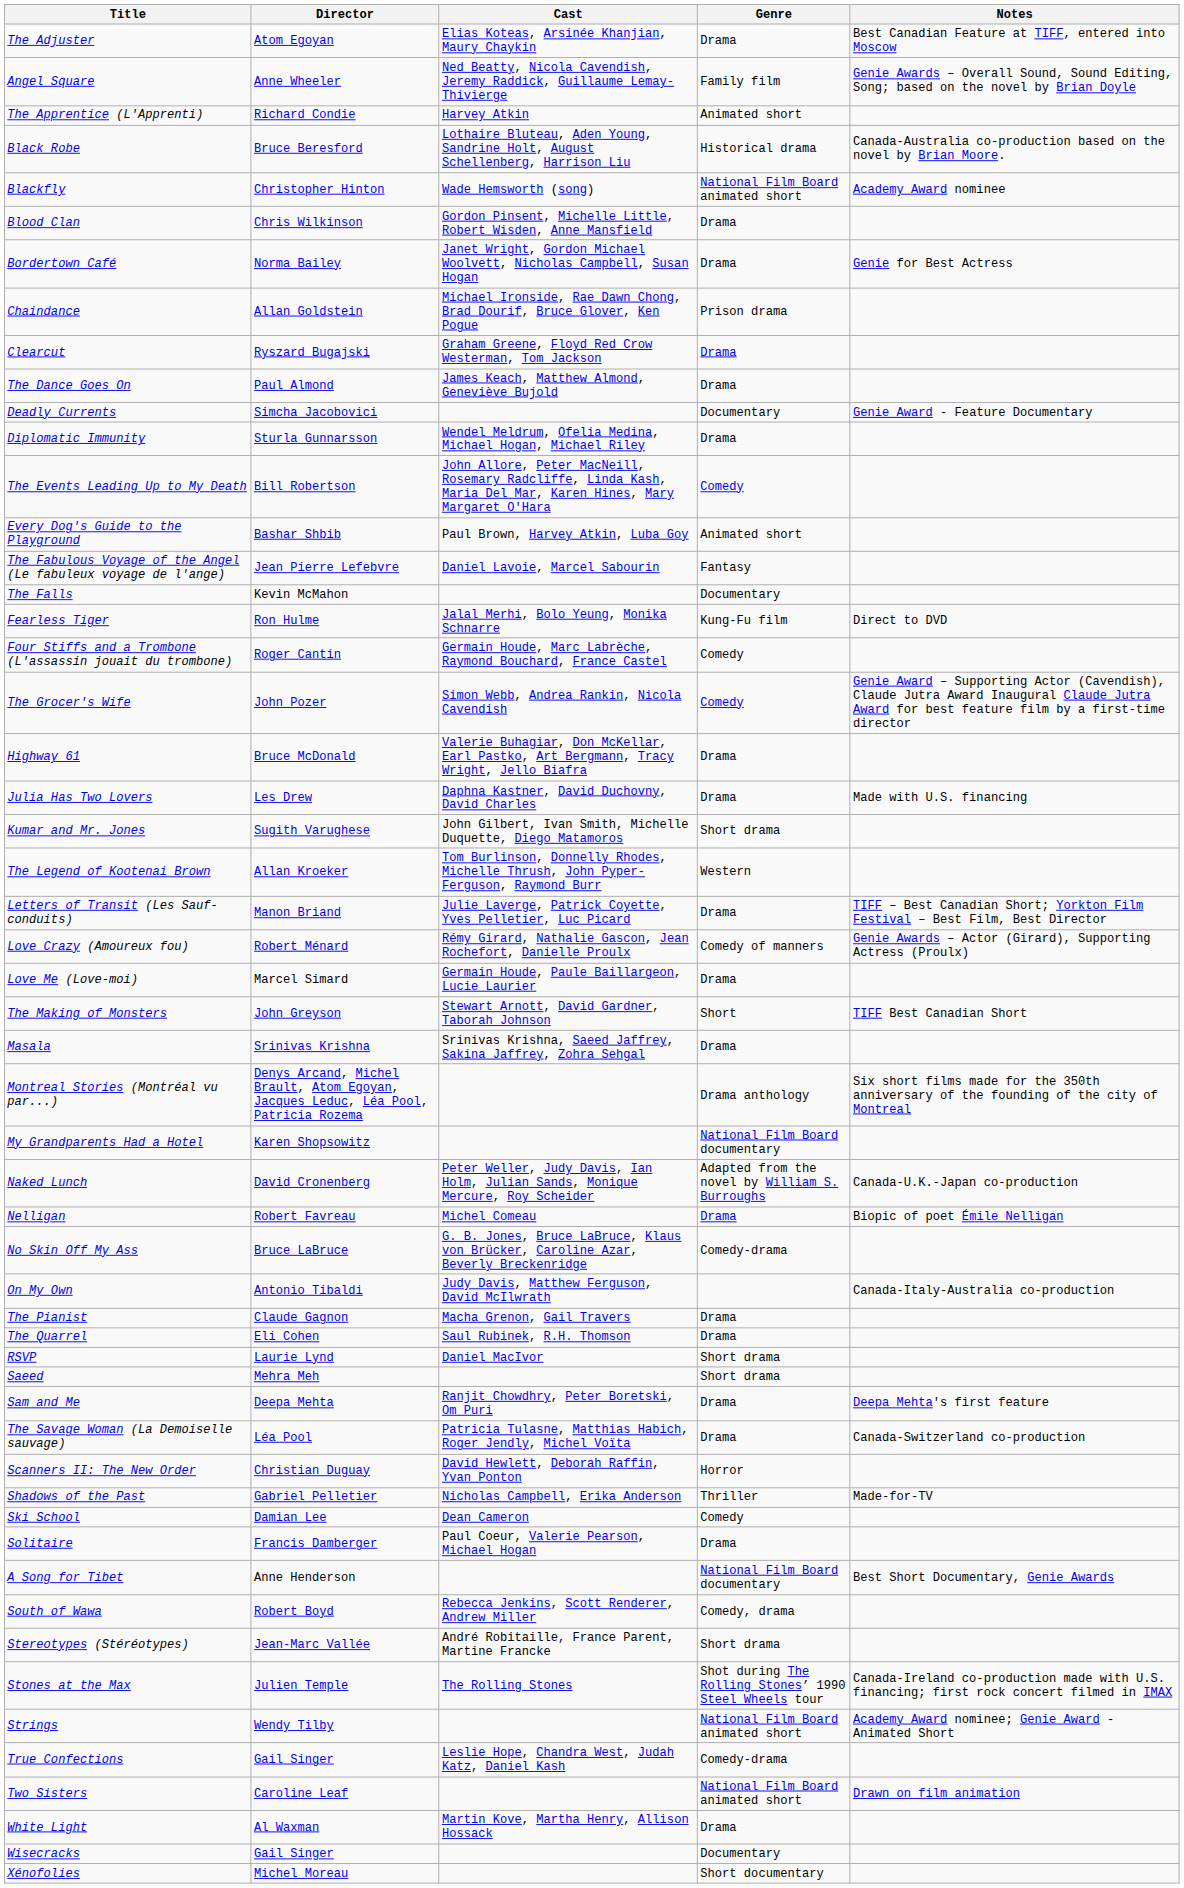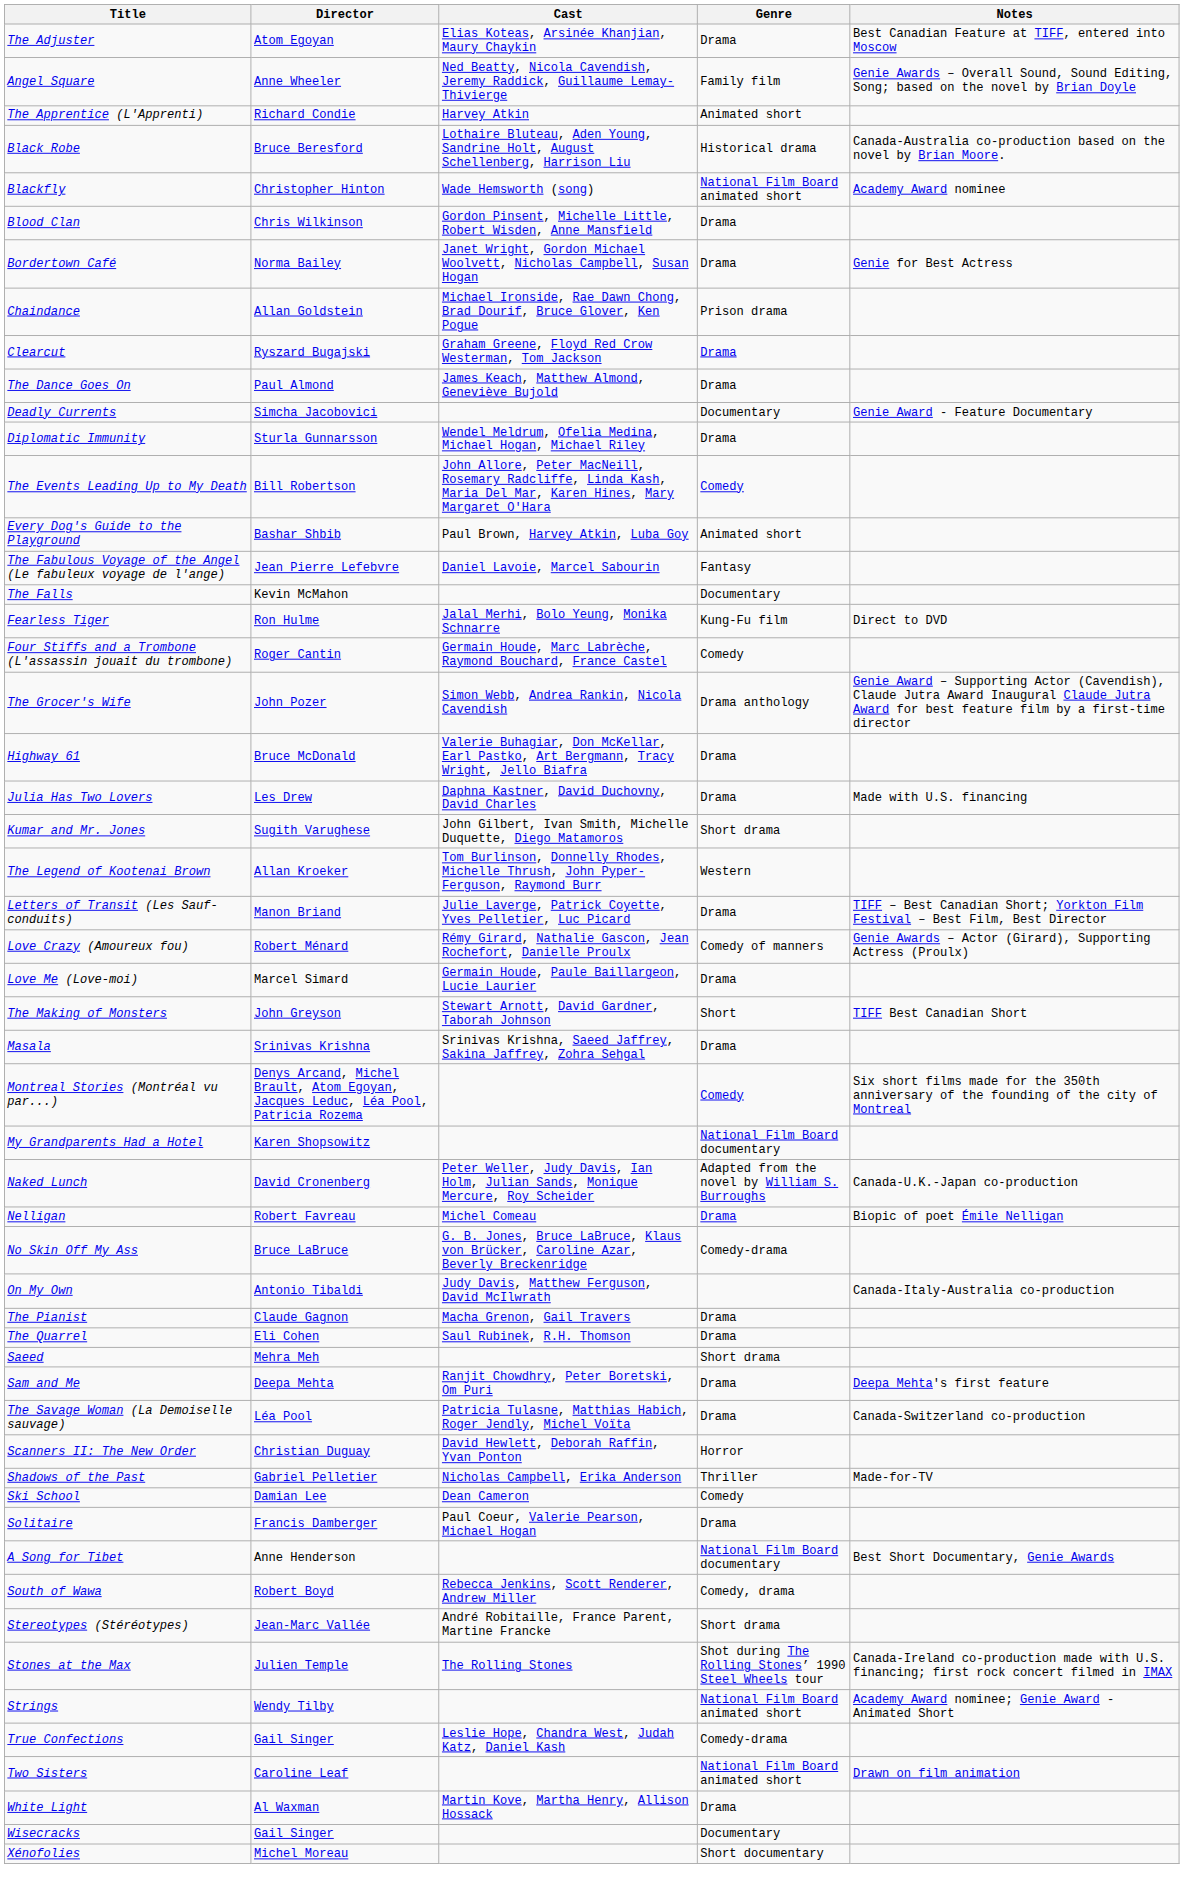(722, 703) Comedy -> (755, 703) Drama anthology
(755, 1095) Drama anthology -> (722, 1095) Comedy
- row: (22, 1357)
